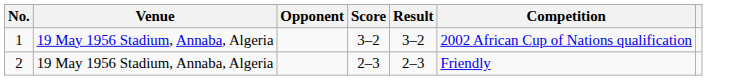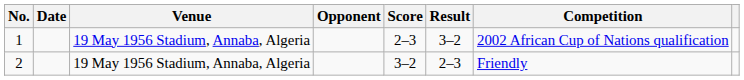+ column: (52, 16)
(369, 39) 3–2 -> (405, 39) 2–3
(369, 63) 2–3 -> (405, 63) 3–2
